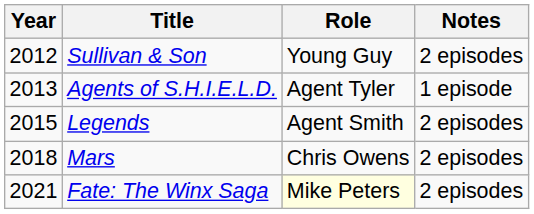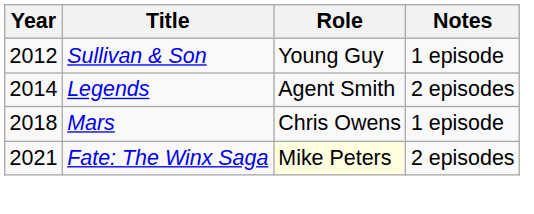(471, 55) 2 episodes -> (457, 55) 1 episode
- row: (172, 89)
(33, 123) 2015 -> (33, 89) 2014
(471, 157) 2 episodes -> (457, 123) 1 episode
